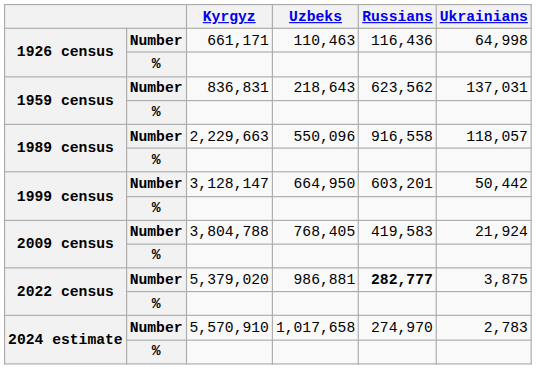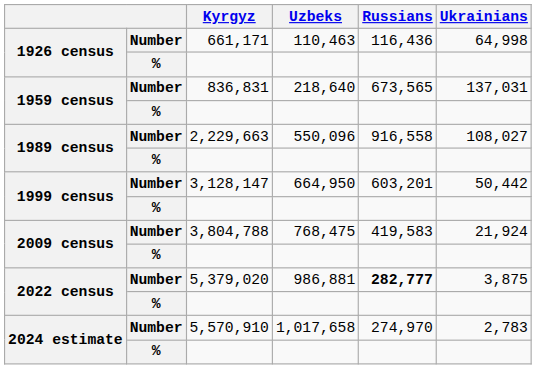(324, 88) 218,643 -> (324, 88) 218,640
(402, 88) 623,562 -> (402, 88) 673,565
(497, 136) 118,057 -> (497, 136) 108,027
(324, 232) 768,405 -> (324, 232) 768,475
